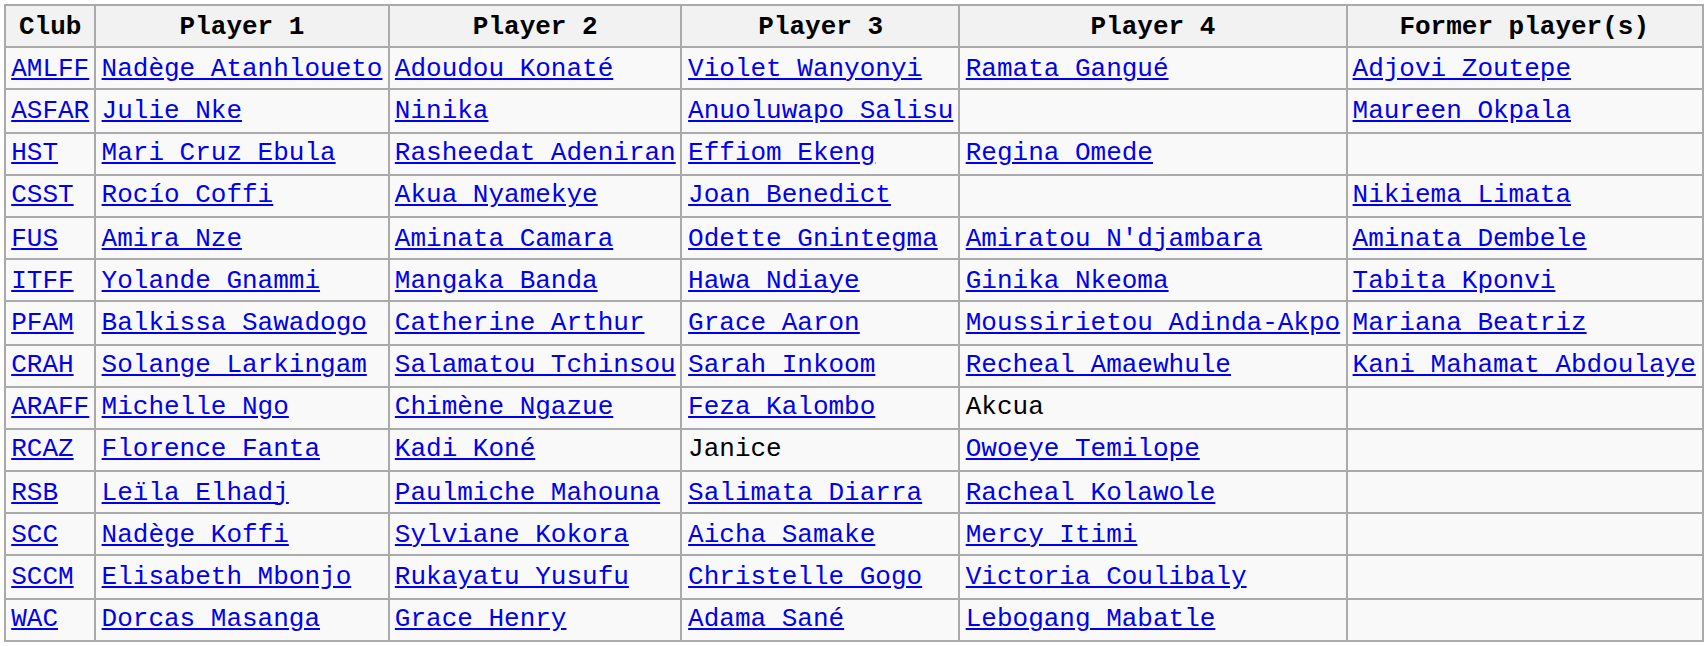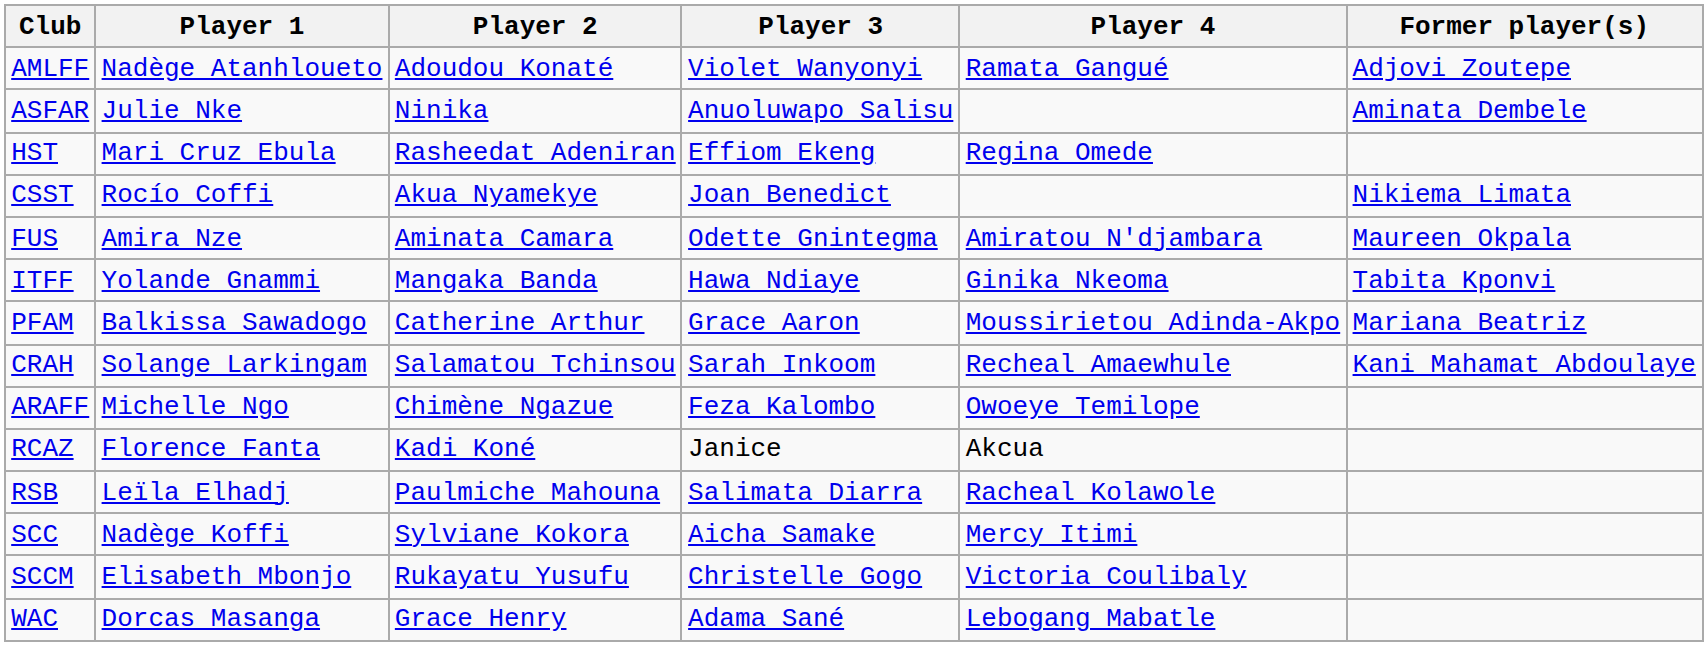(1462, 111) Maureen Okpala -> (1470, 111) Aminata Dembele
(1470, 238) Aminata Dembele -> (1462, 238) Maureen Okpala
(1005, 408) Akcua -> (1083, 408) Owoeye Temilope
(1083, 450) Owoeye Temilope -> (1005, 450) Akcua
